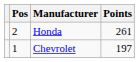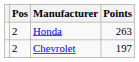(124, 31) 261 -> (124, 31) 263
(15, 49) 1 -> (15, 49) 2
